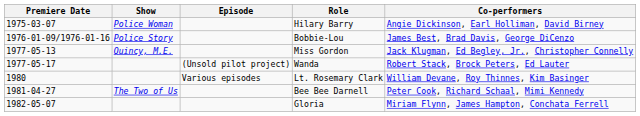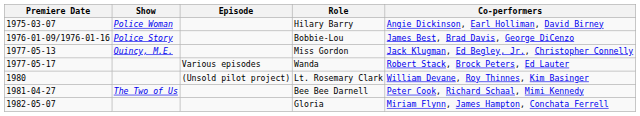(236, 64) (Unsold pilot project) -> (221, 64) Various episodes
(221, 78) Various episodes -> (236, 78) (Unsold pilot project)
